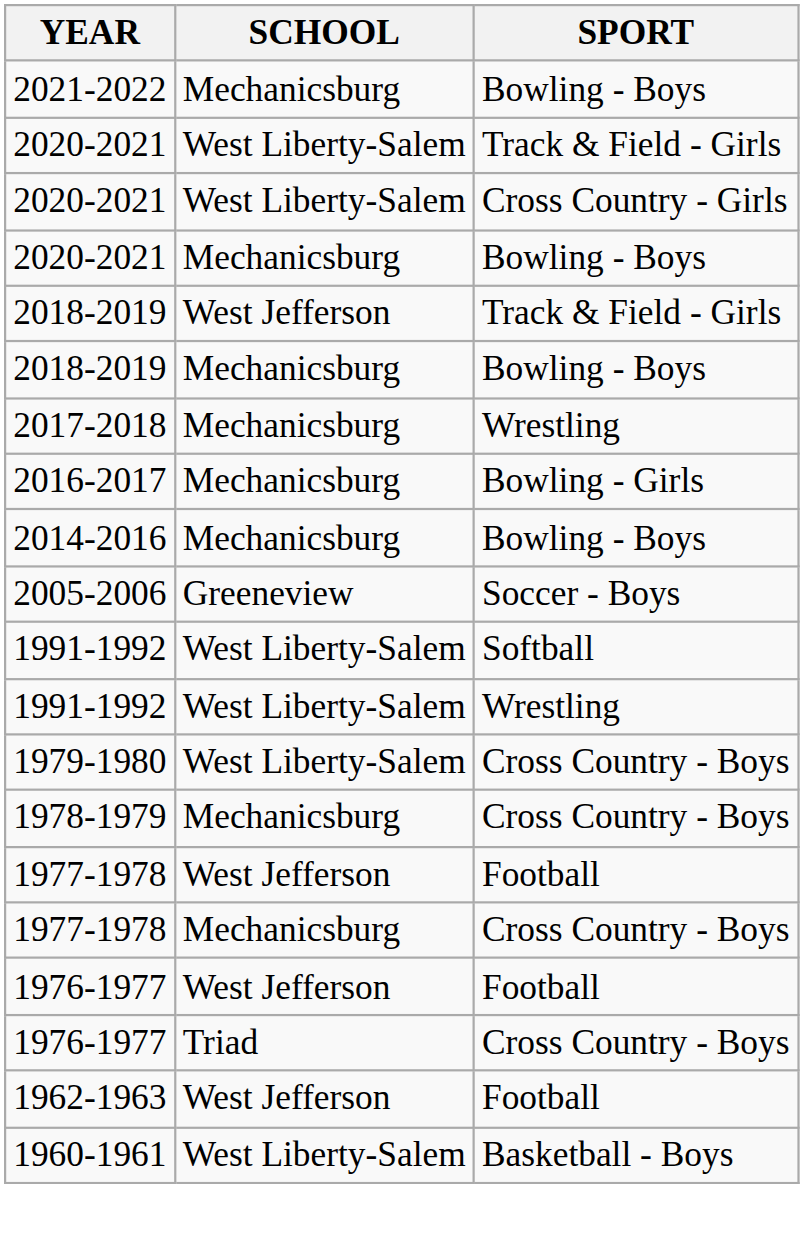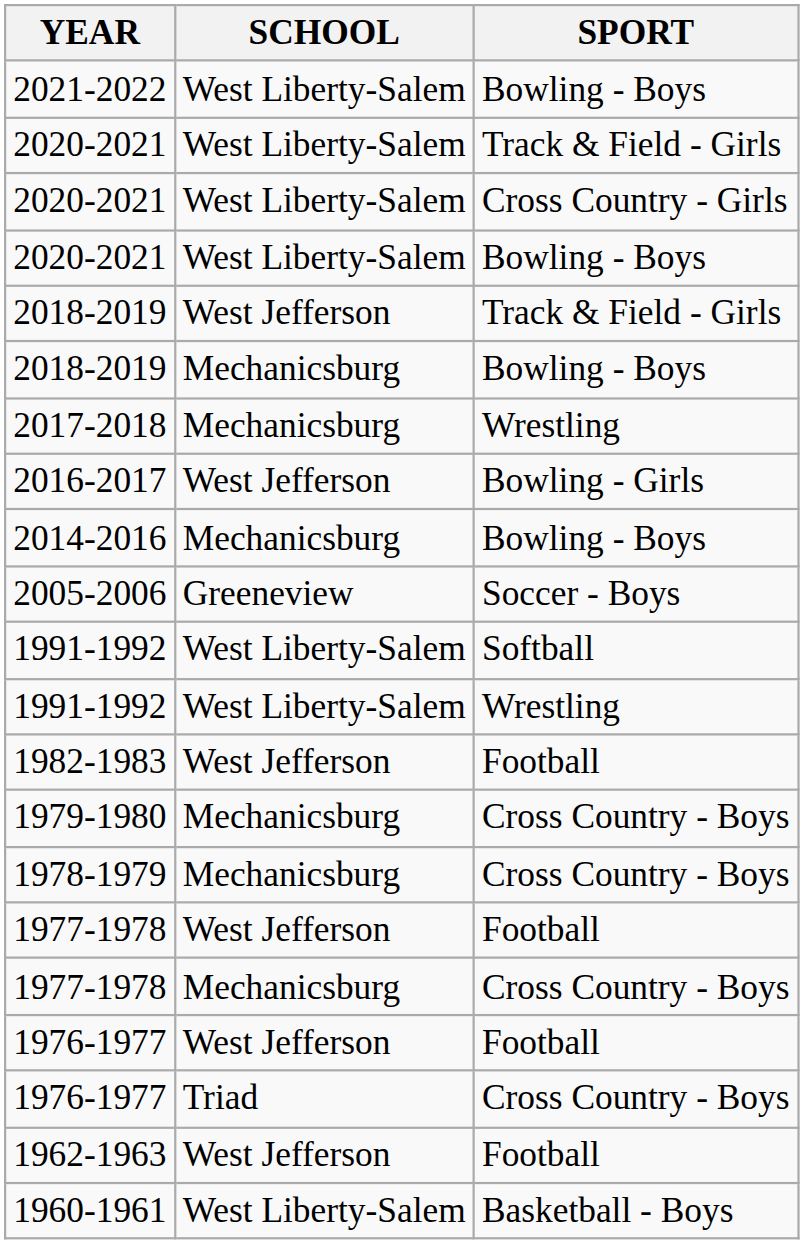(291, 88) Mechanicsburg -> (324, 88) West Liberty-Salem
(291, 256) Mechanicsburg -> (324, 256) West Liberty-Salem
(291, 481) Mechanicsburg -> (287, 481) West Jefferson
+ row: (90, 761)
(324, 761) West Liberty-Salem -> (291, 817) Mechanicsburg
